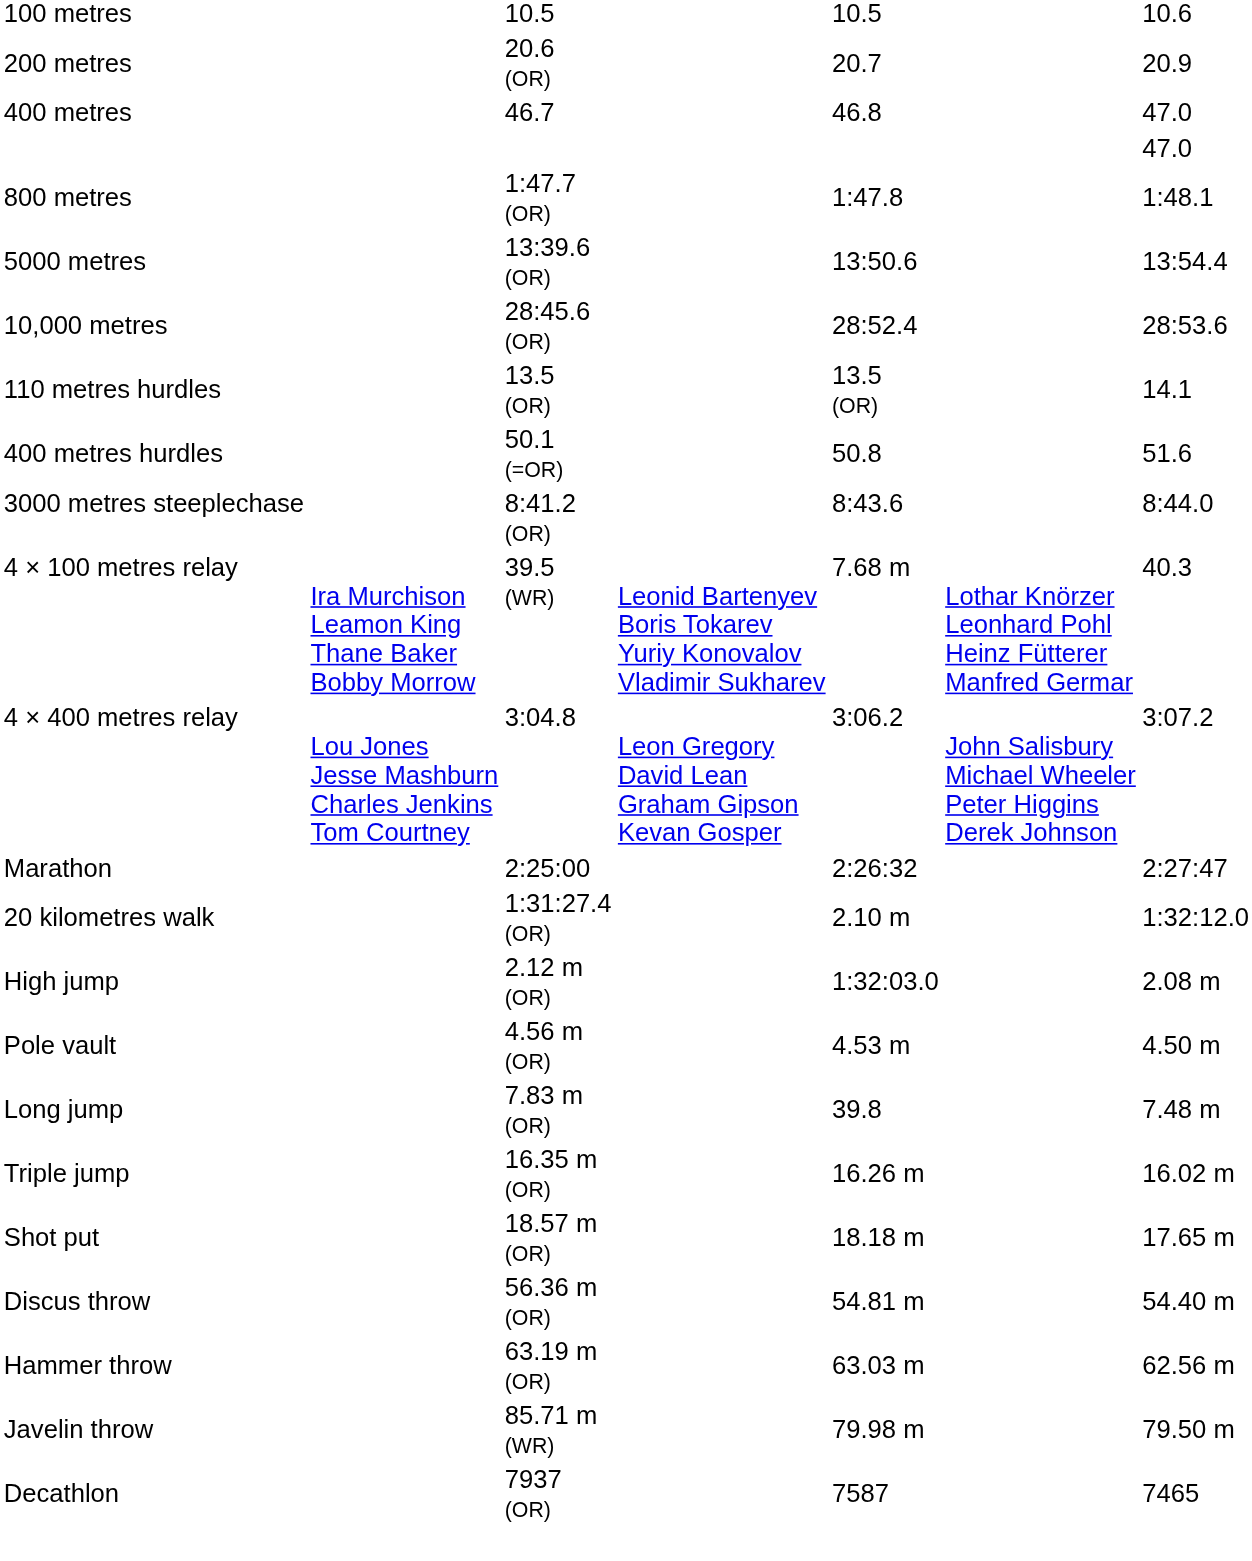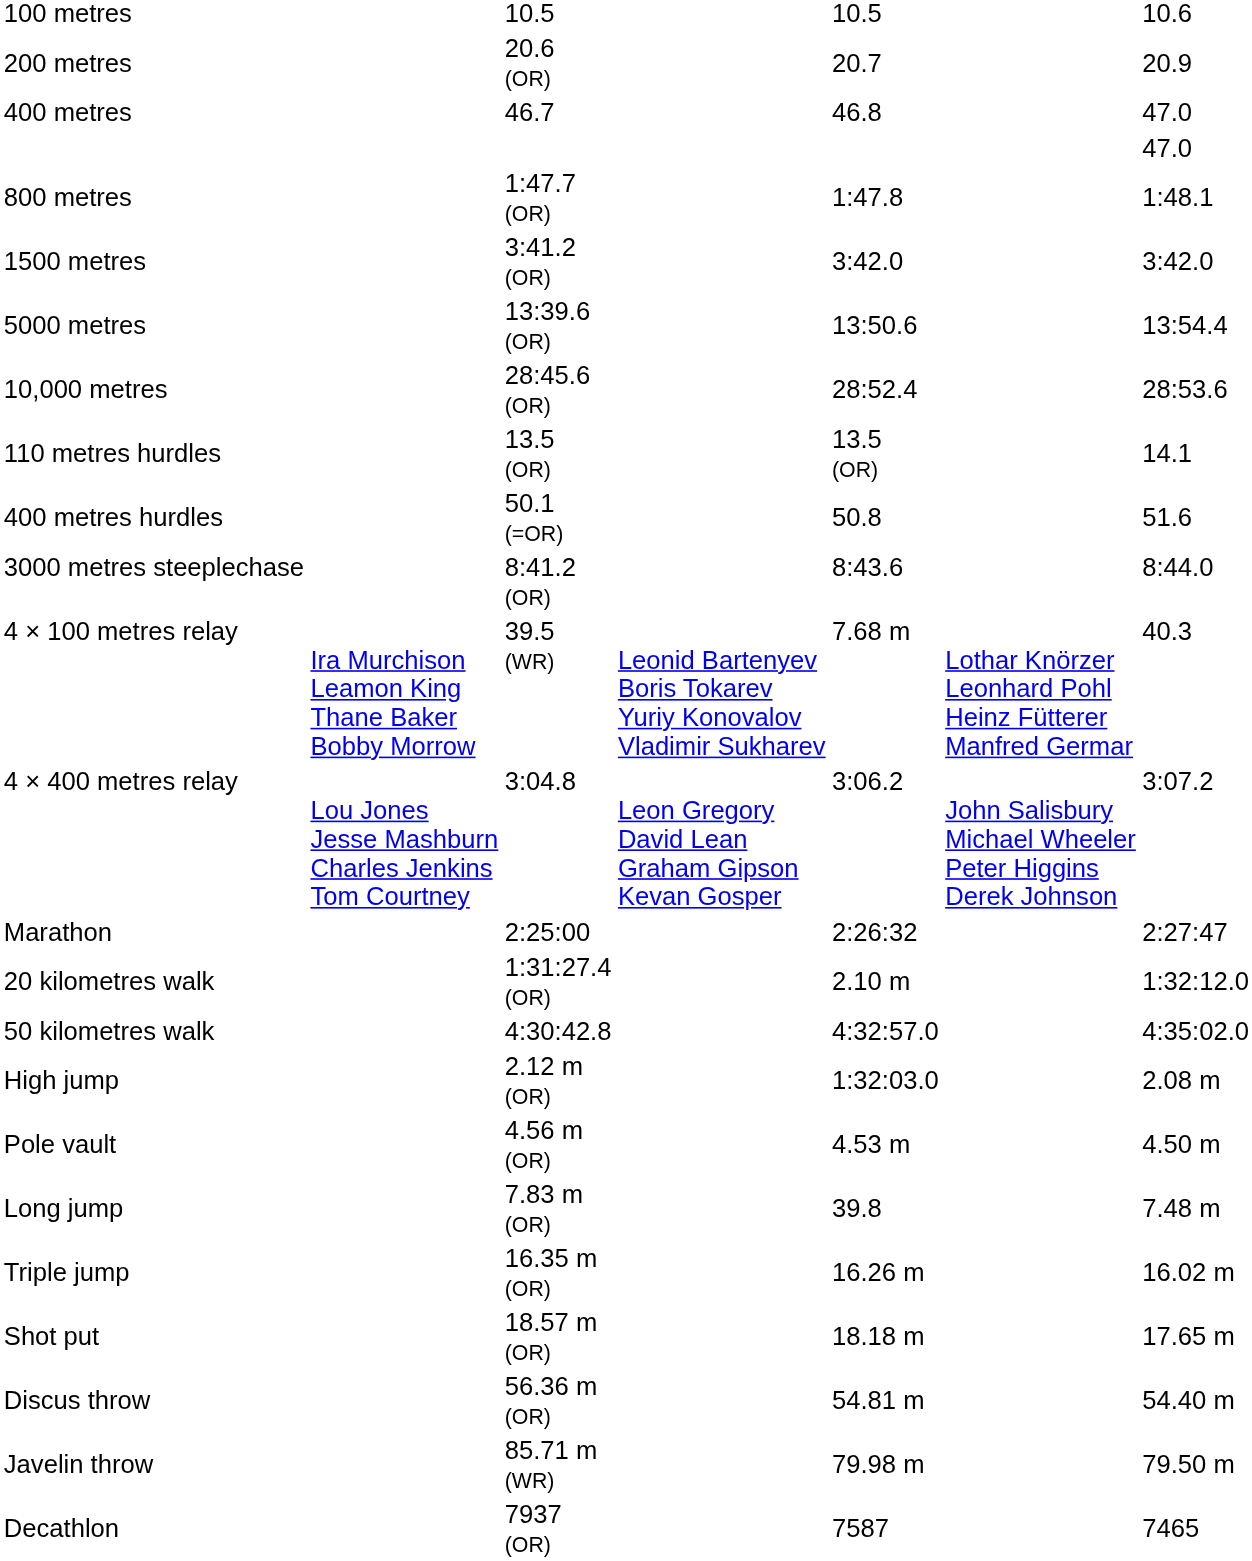+ row: (75, 261)
+ row: (109, 1031)
- row: (88, 1365)
